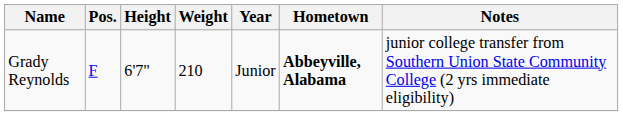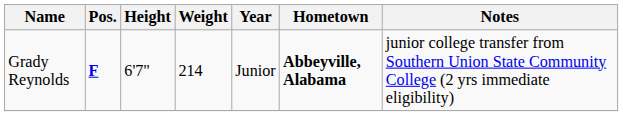(93, 70) normal -> (94, 70) bold
(191, 70) 210 -> (191, 70) 214
